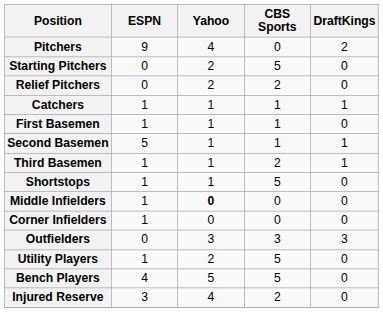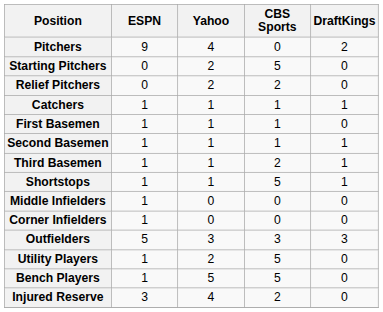(145, 143) 5 -> (145, 143) 1
(344, 182) 0 -> (344, 182) 1
(211, 201) bold -> (211, 201) normal
(145, 239) 0 -> (145, 239) 5
(145, 278) 4 -> (145, 278) 1
